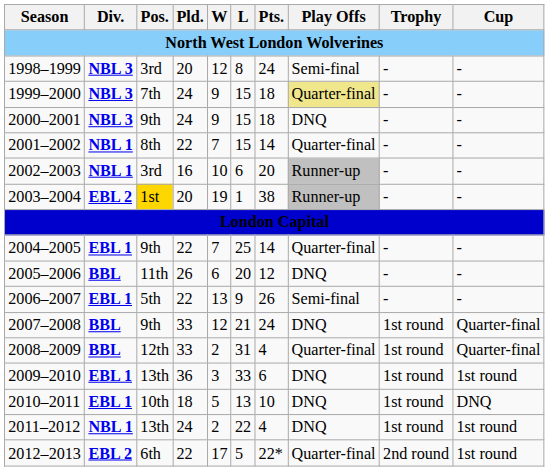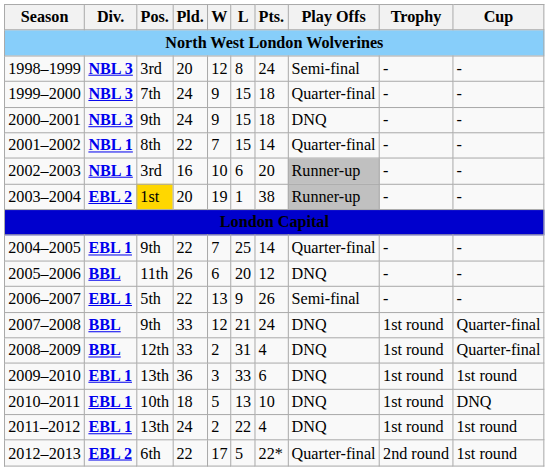(334, 94) khaki background -> (334, 94) no background
(334, 350) Quarter-final -> (309, 350) DNQ
(111, 427) NBL 1 -> (110, 427) EBL 1
